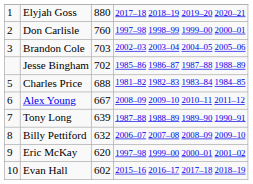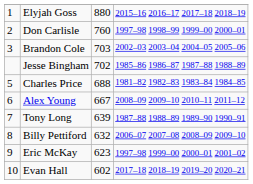(180, 13) 2017–18 2018–19 2019–20 2020–21 -> (180, 13) 2015–16 2016–17 2017–18 2018–19
(102, 153) 620 -> (102, 153) 623
(180, 170) 2015–16 2016–17 2017–18 2018–19 -> (180, 170) 2017–18 2018–19 2019–20 2020–21
